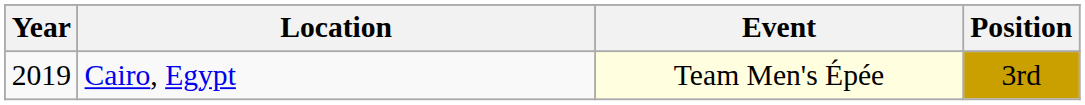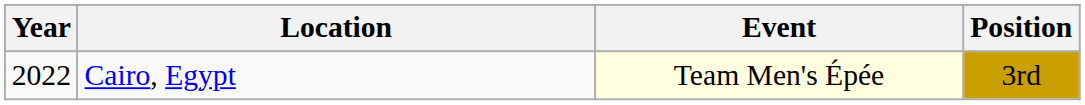(41, 74) 2019 -> (41, 74) 2022
